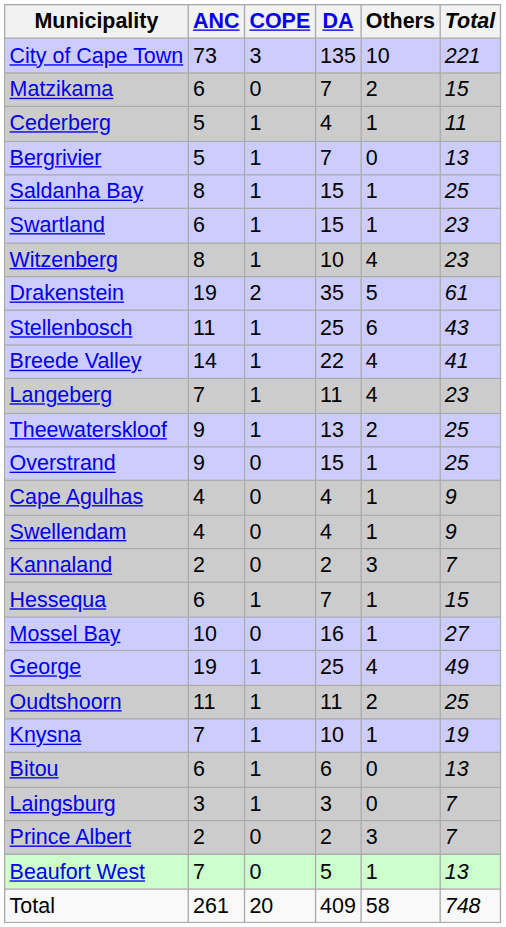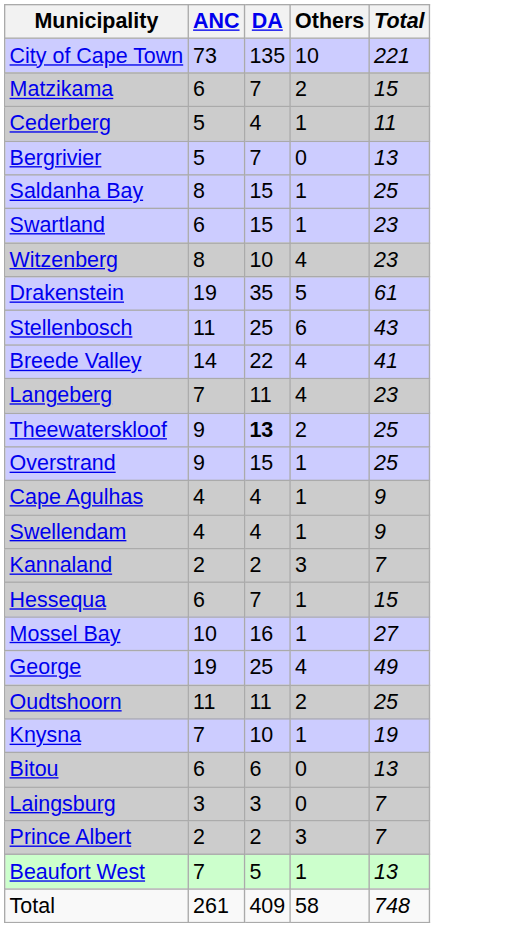- column: (280, 21)
(332, 429) normal -> (261, 429) bold
